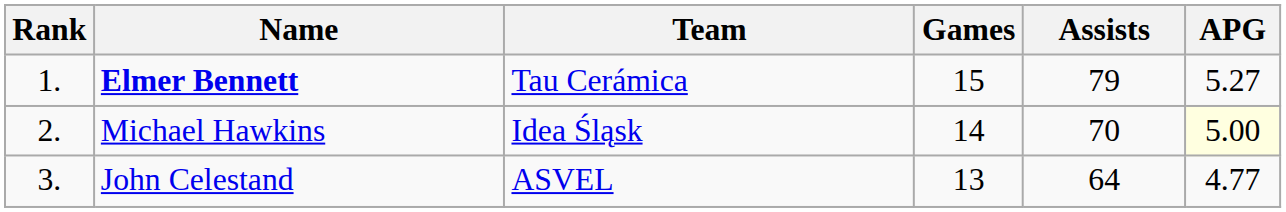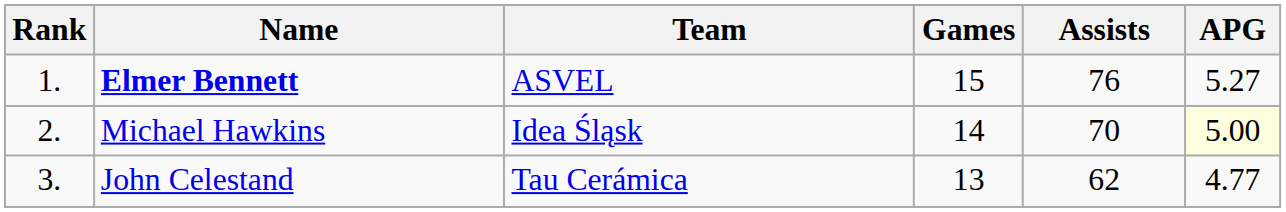(600, 79) Tau Cerámica -> (563, 79) ASVEL
(1104, 79) 79 -> (1104, 79) 76
(563, 180) ASVEL -> (600, 180) Tau Cerámica
(1104, 180) 64 -> (1104, 180) 62
